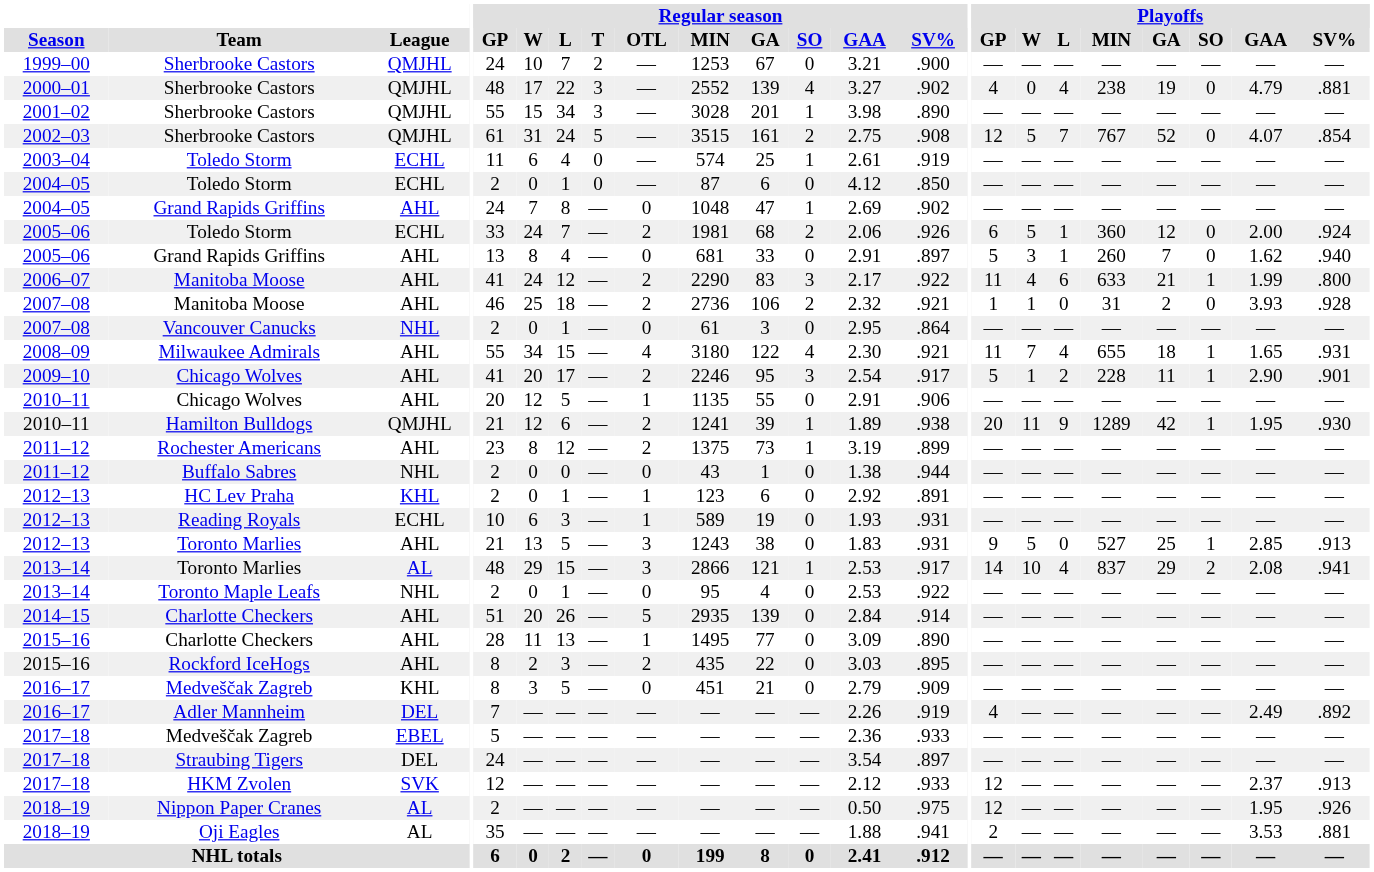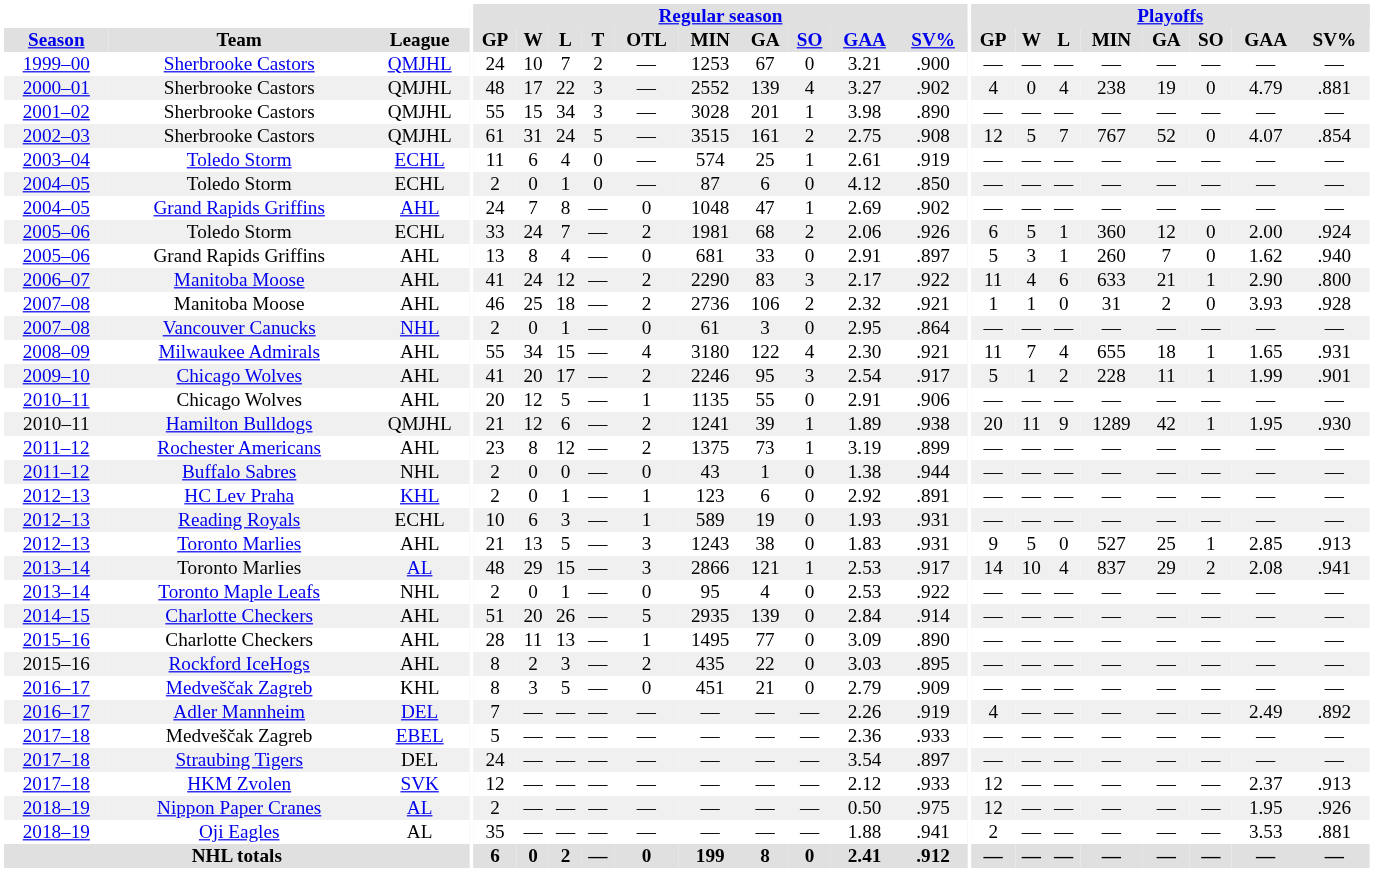(1266, 279) 1.99 -> (1266, 279) 2.90
(1266, 375) 2.90 -> (1266, 375) 1.99
